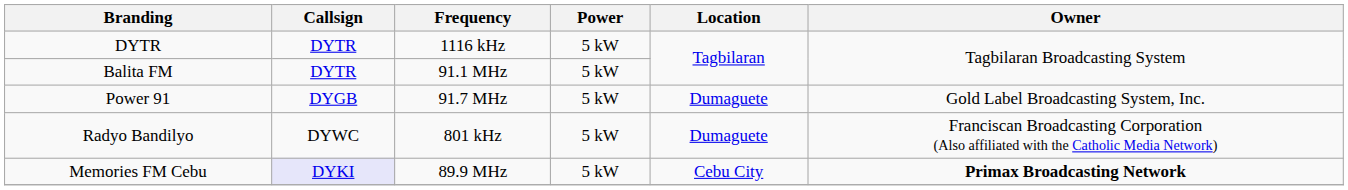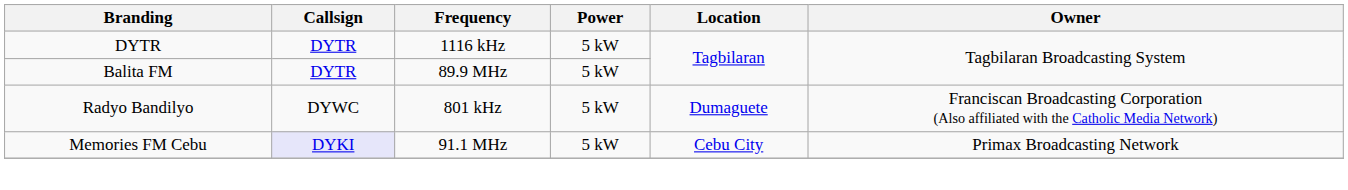(473, 71) 91.1 MHz -> (473, 71) 89.9 MHz
- row: (138, 98)
(473, 171) 89.9 MHz -> (473, 144) 91.1 MHz
(1075, 171) bold -> (1075, 144) normal
